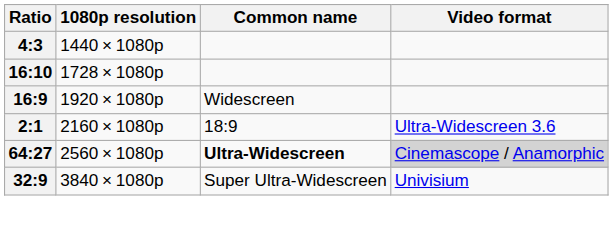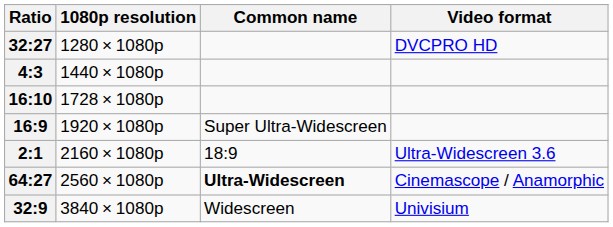+ row: (30, 45)
(249, 99) Widescreen -> (295, 126) Super Ultra-Widescreen
(499, 153) lightgrey background -> (499, 180) no background
(295, 180) Super Ultra-Widescreen -> (249, 208) Widescreen
